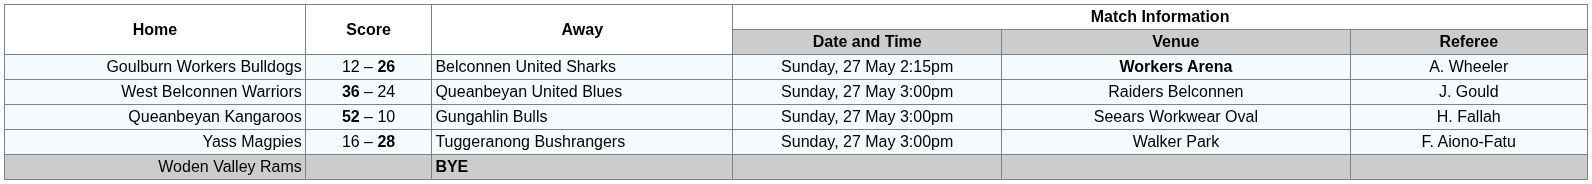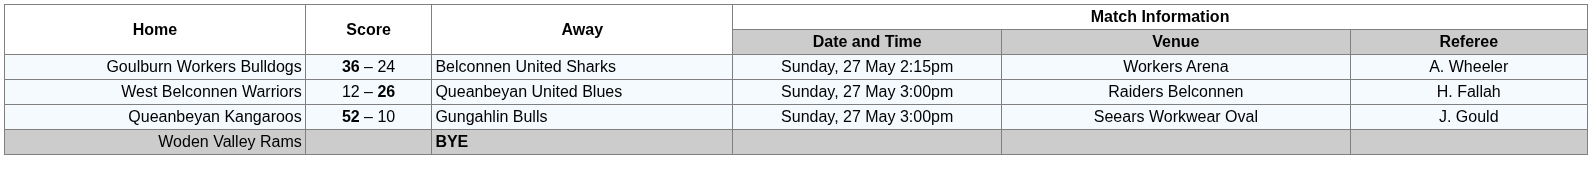(369, 66) 12 – 26 -> (369, 66) 36 – 24
(1176, 66) bold -> (1176, 66) normal
(369, 92) 36 – 24 -> (369, 92) 12 – 26
(1469, 92) J. Gould -> (1469, 92) H. Fallah
(1469, 116) H. Fallah -> (1469, 116) J. Gould
- row: (252, 142)
